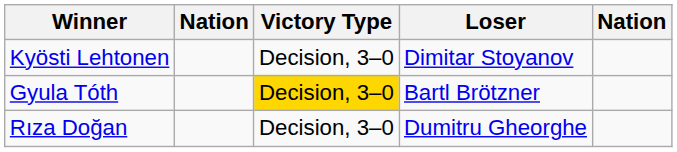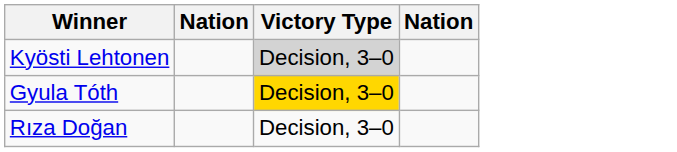- column: (496, 22)
(326, 57) no background -> (326, 57) lightgrey background
